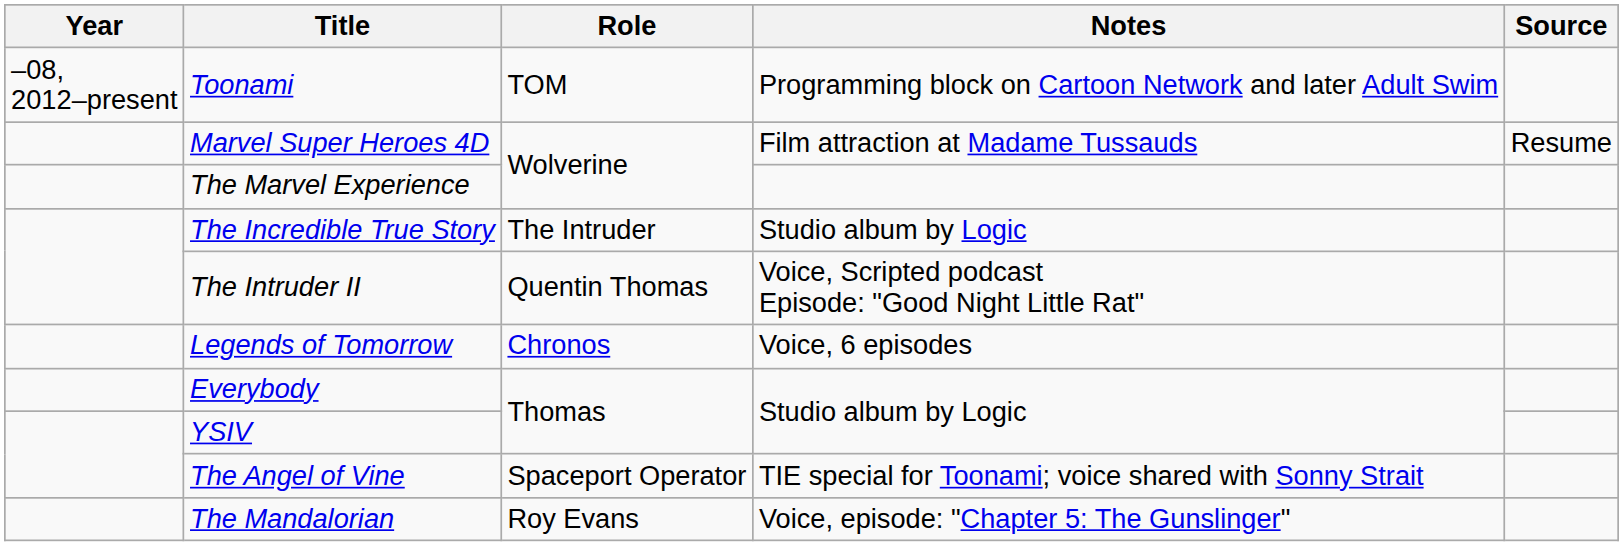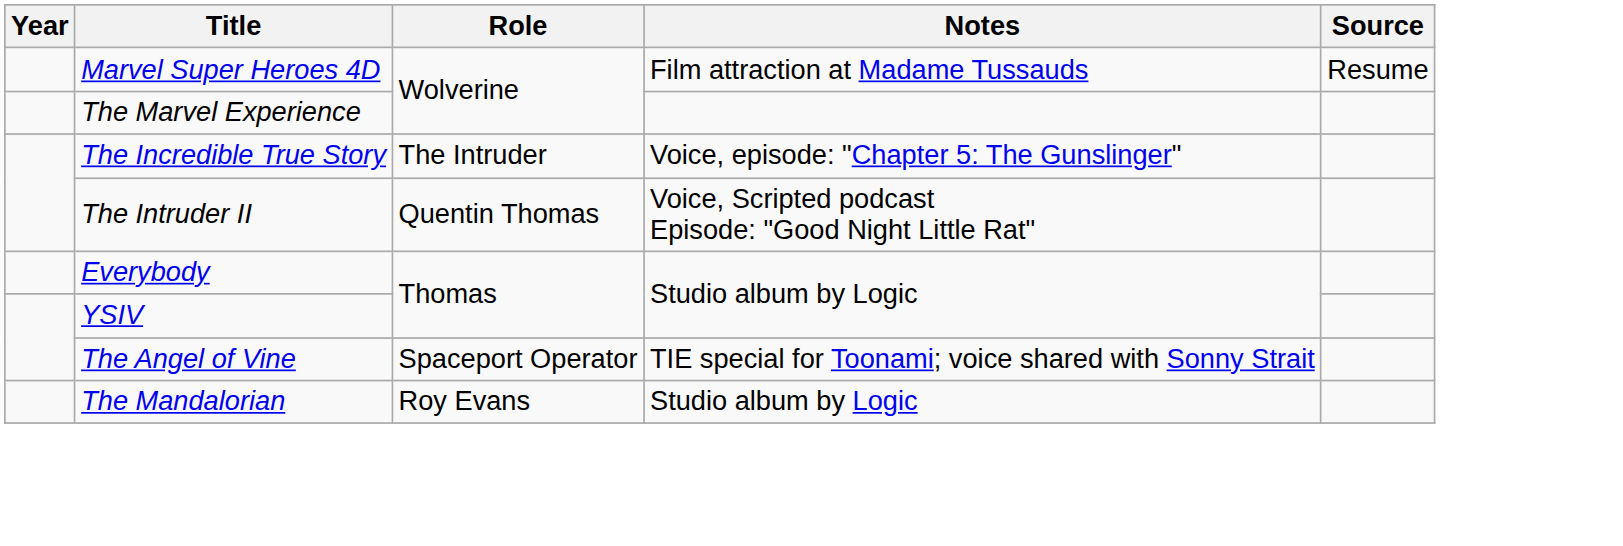- row: (242, 84)
(893, 229) Studio album by Logic -> (916, 155) Voice, episode: "Chapter 5: The Gunslinger"
- row: (321, 346)
(1025, 518) Voice, episode: "Chapter 5: The Gunslinger" -> (784, 401) Studio album by Logic
